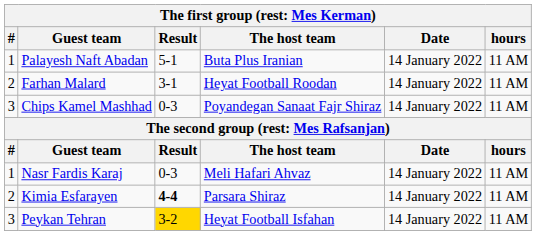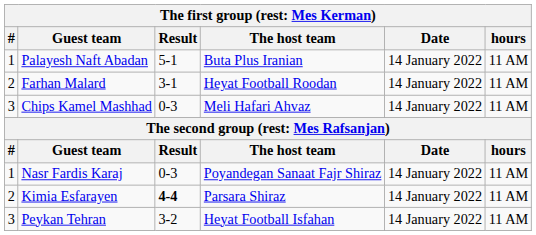(293, 106) Poyandegan Sanaat Fajr Shiraz -> (257, 106) Meli Hafari Ahvaz
(257, 173) Meli Hafari Ahvaz -> (293, 173) Poyandegan Sanaat Fajr Shiraz
(168, 219) gold background -> (168, 219) no background
